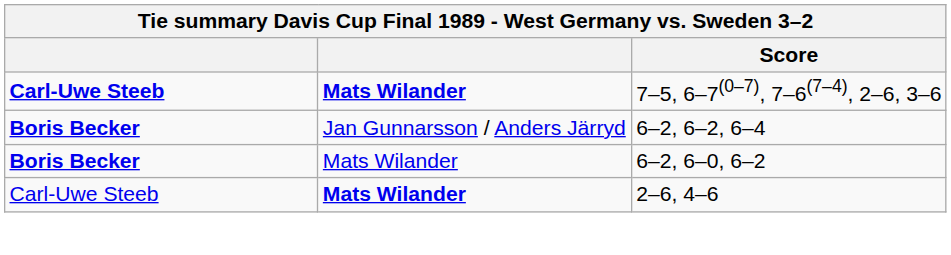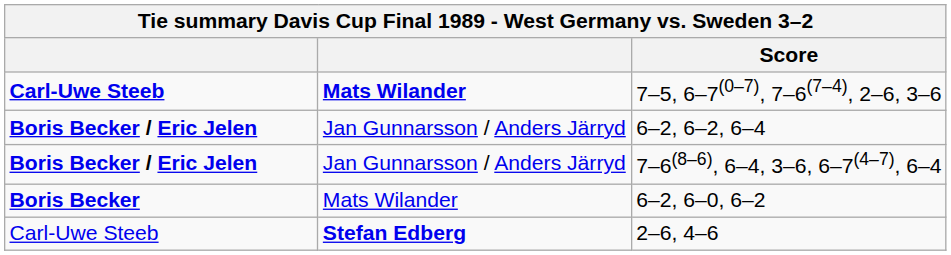(75, 127) Boris Becker -> (133, 127) Boris Becker / Eric Jelen
+ row: (789, 163)
(394, 194) Mats Wilander -> (394, 233) Stefan Edberg
